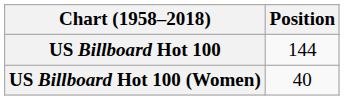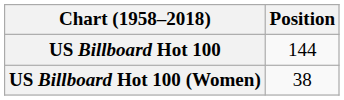(302, 79) 40 -> (302, 79) 38
